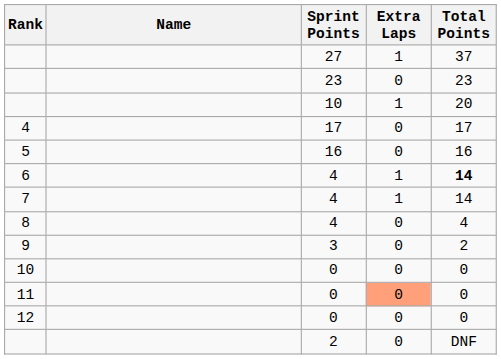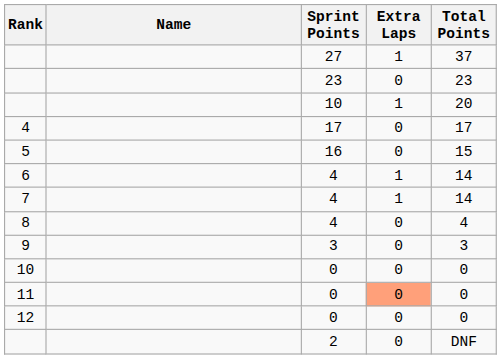(464, 152) 16 -> (464, 152) 15
(464, 176) bold -> (464, 176) normal
(464, 247) 2 -> (464, 247) 3
